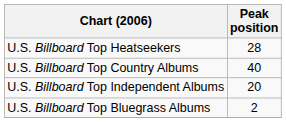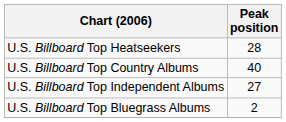(254, 87) 20 -> (254, 87) 27
